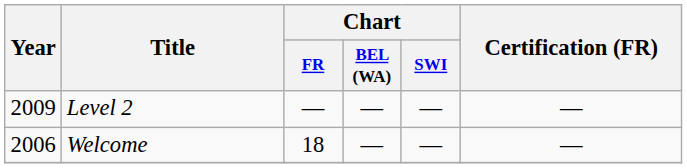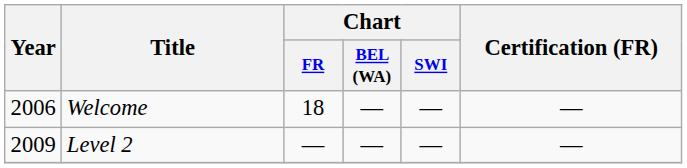rows swapped: (107, 144) <-> (100, 108)
